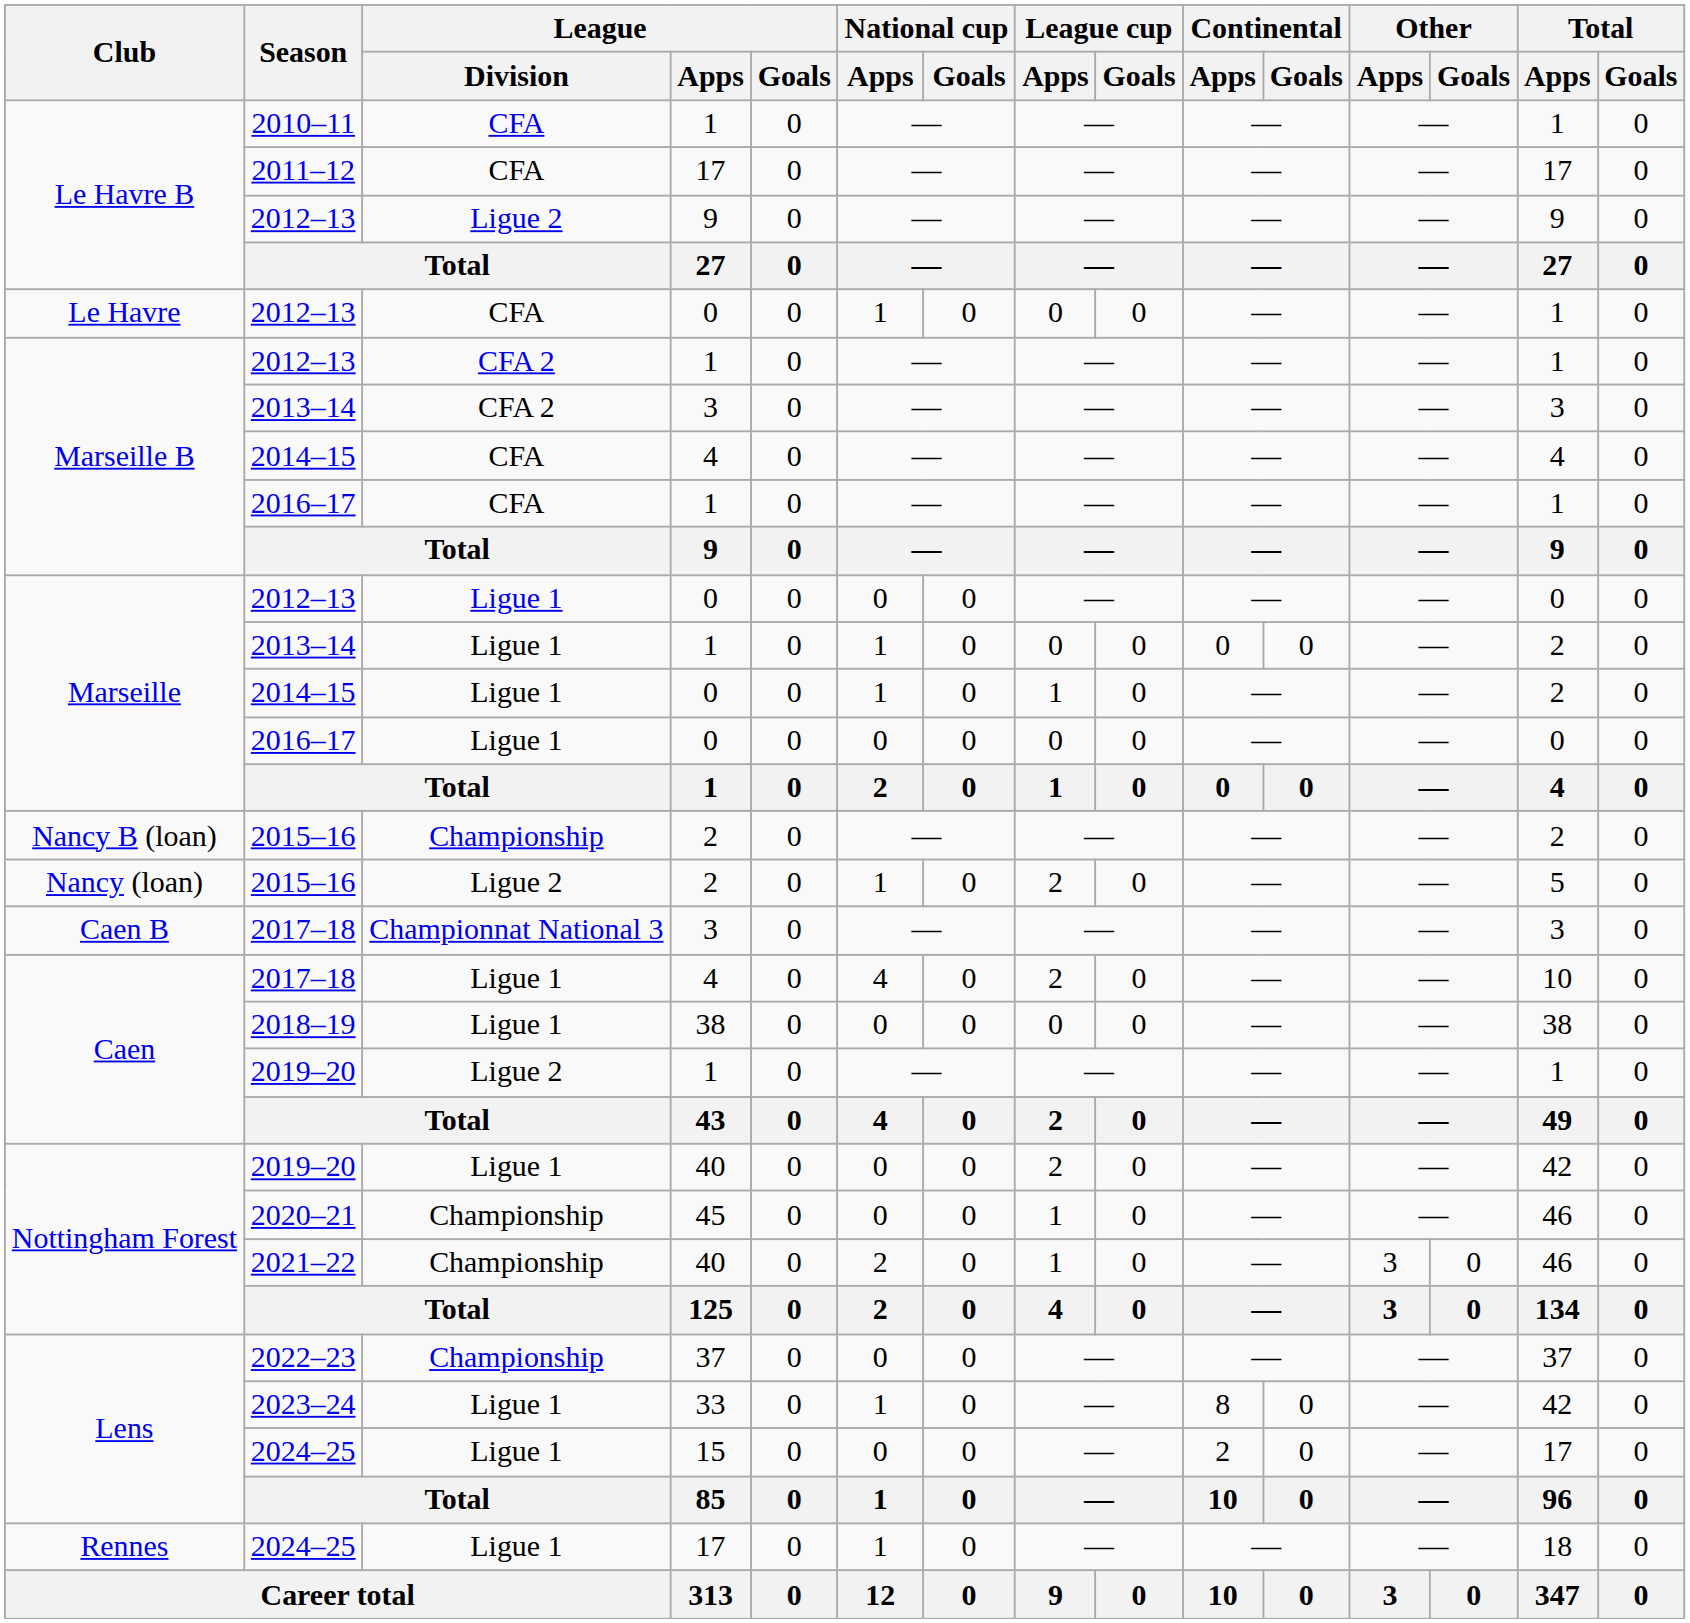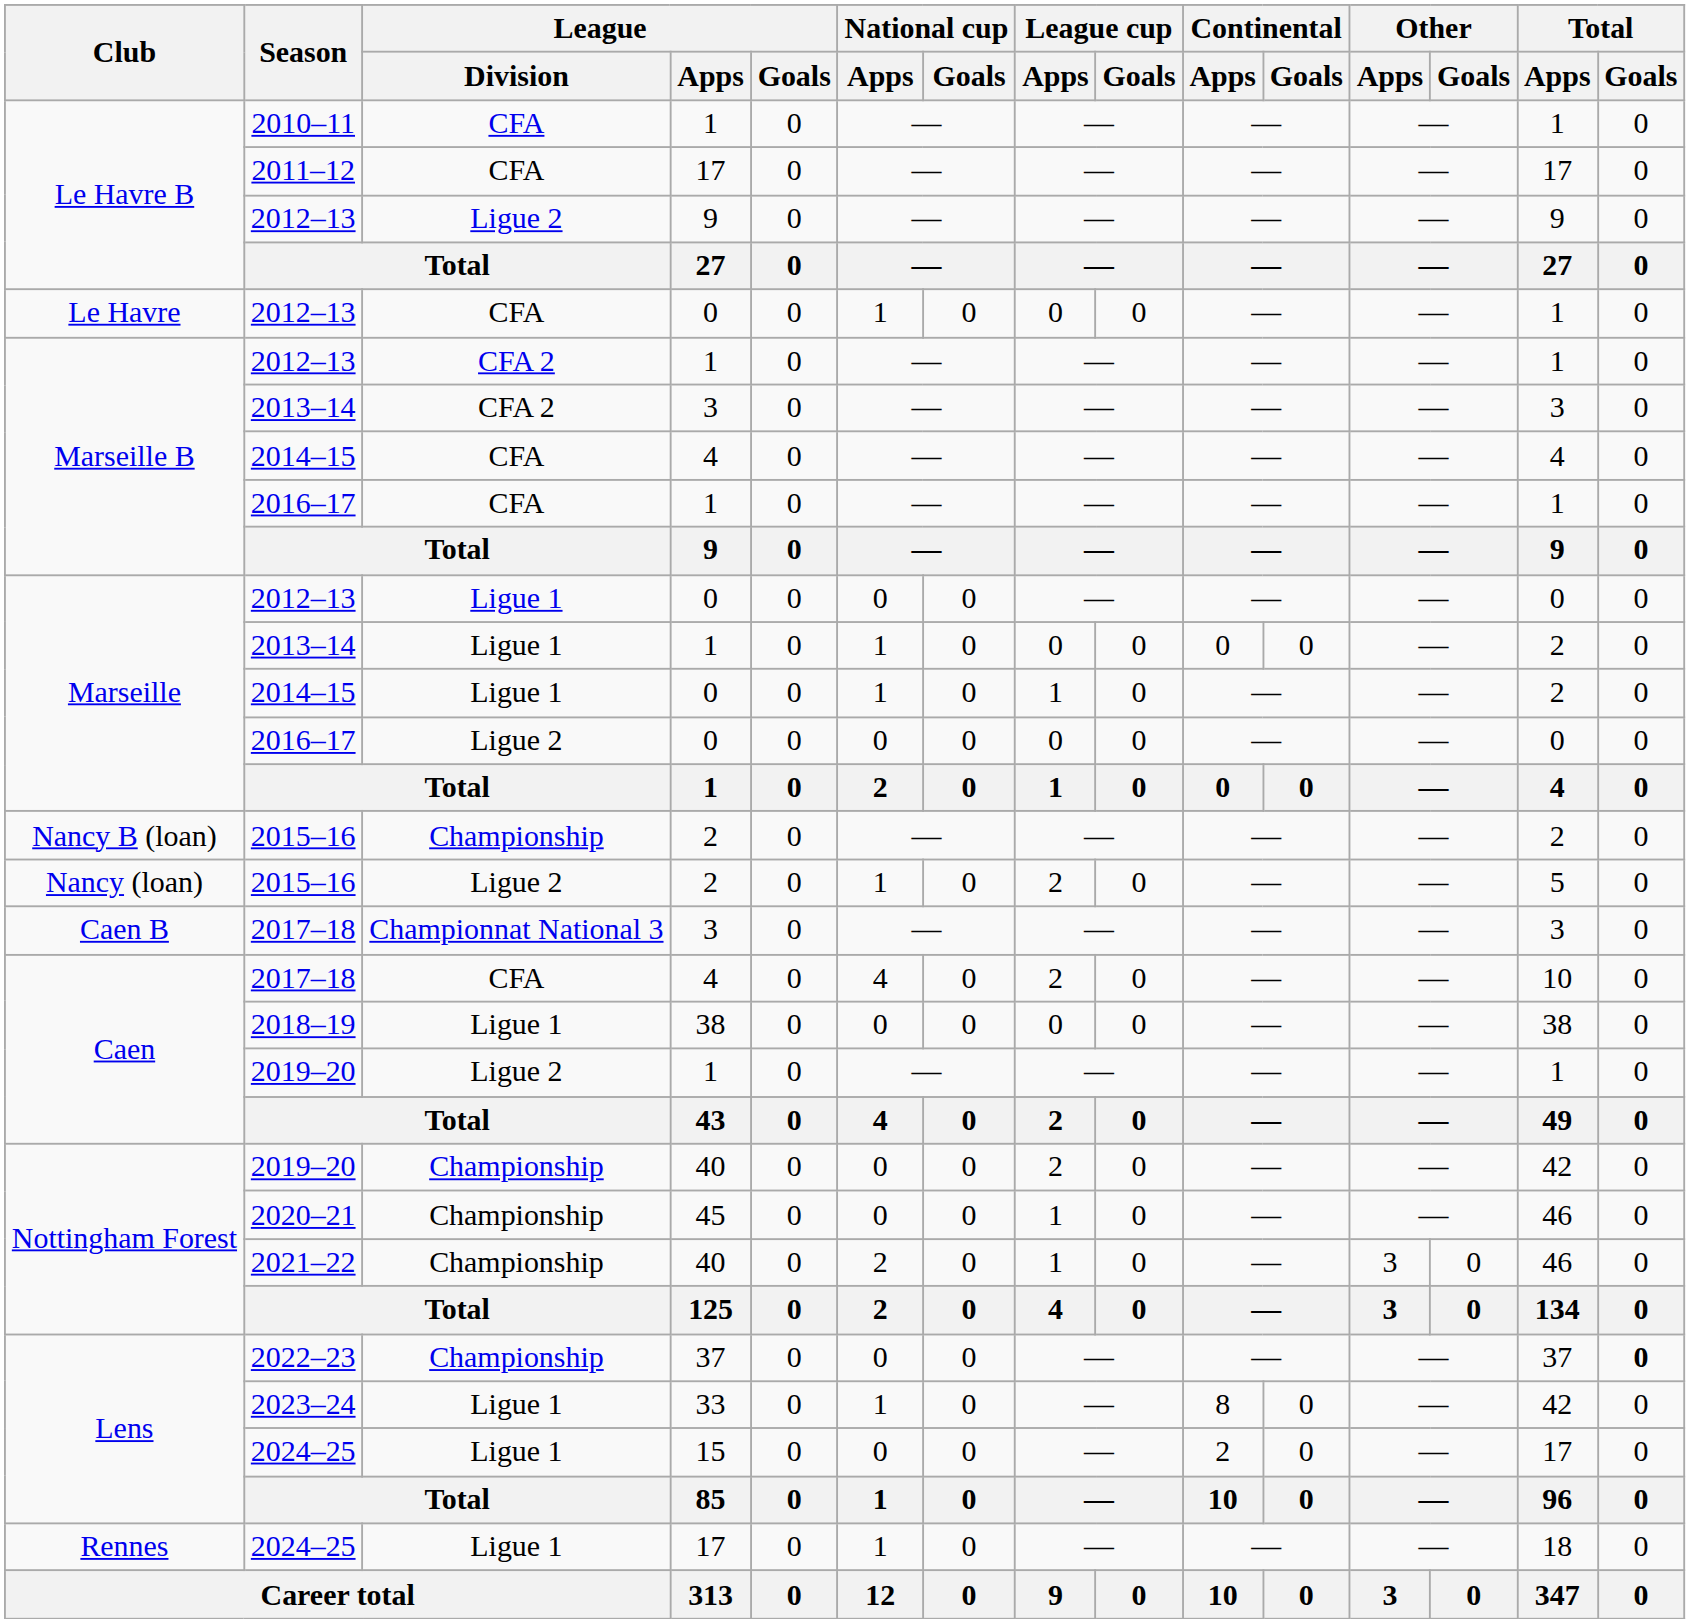(516, 739) Ligue 1 -> (516, 739) Ligue 2
(516, 977) Ligue 1 -> (516, 977) CFA
(516, 1167) Ligue 1 -> (516, 1167) Championship
(1641, 1356) normal -> (1641, 1356) bold
